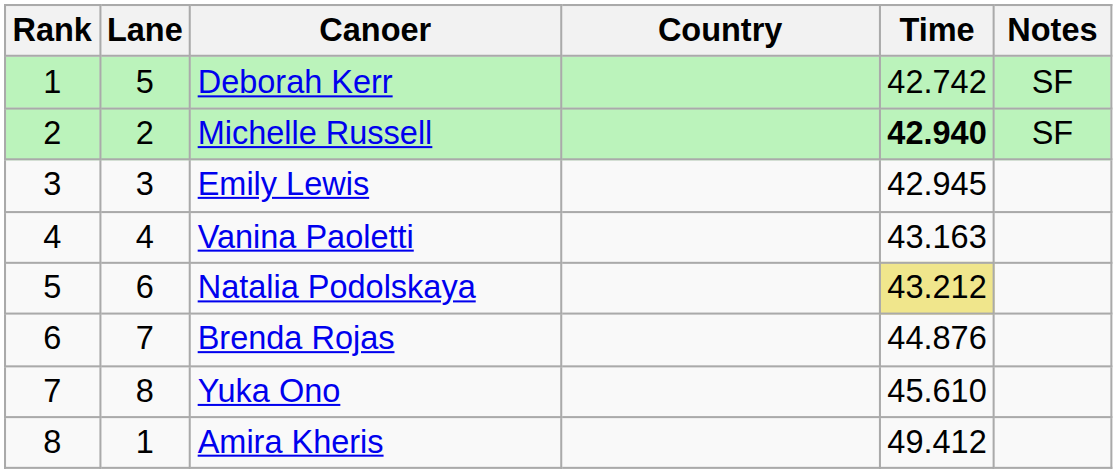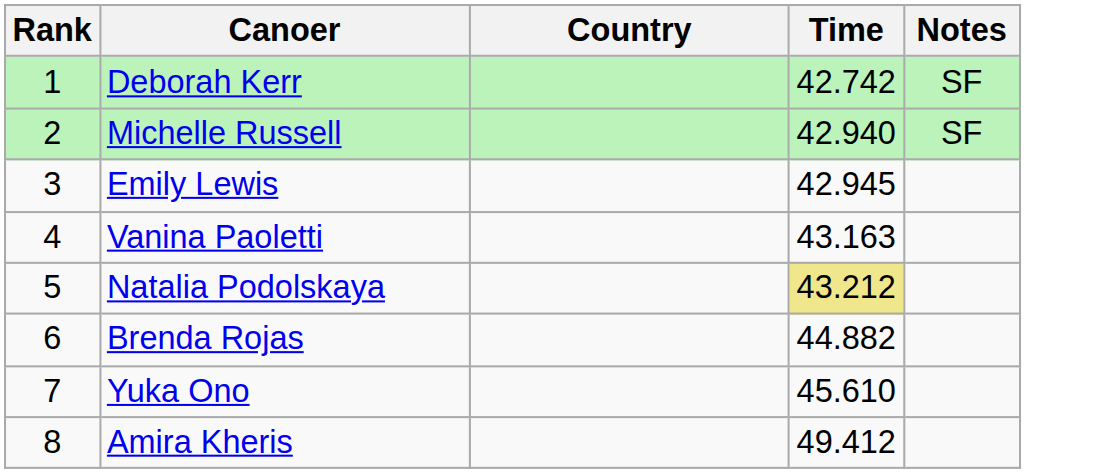- column: (145, 30)
(937, 133) bold -> (846, 133) normal
(937, 339) 44.876 -> (846, 339) 44.882
